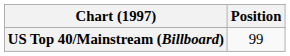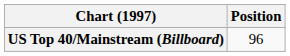(256, 39) 99 -> (256, 39) 96
